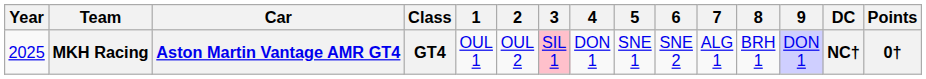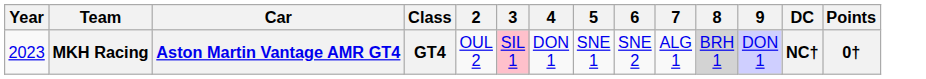- column: (476, 17)
(27, 52) 2025 -> (27, 52) 2023
(758, 52) no background -> (717, 52) lightgrey background
